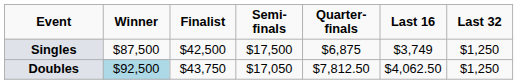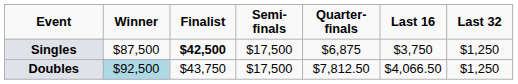(203, 49) normal -> (203, 49) bold
(413, 49) $3,749 -> (413, 49) $3,750
(269, 70) $17,050 -> (269, 70) $17,500
(413, 70) $4,062.50 -> (413, 70) $4,066.50
